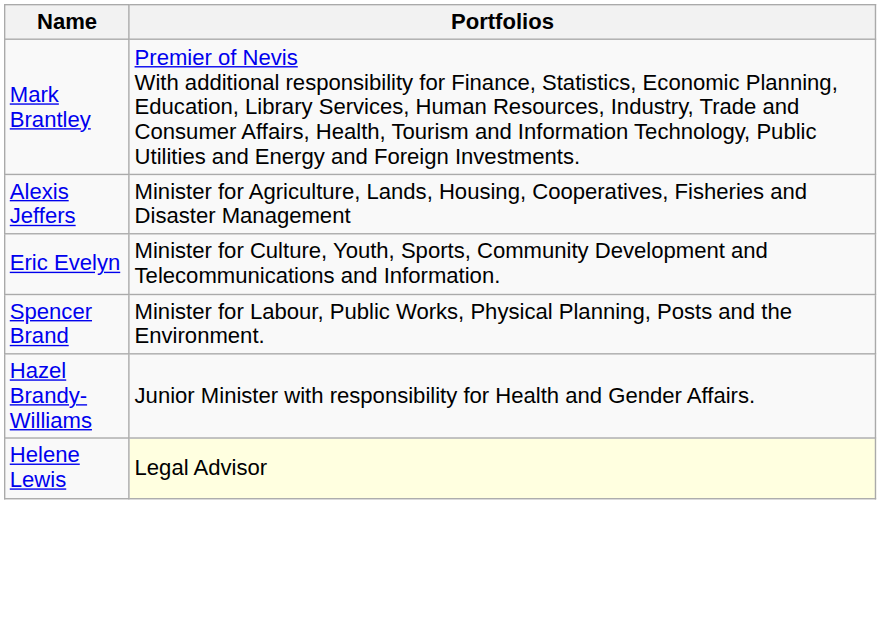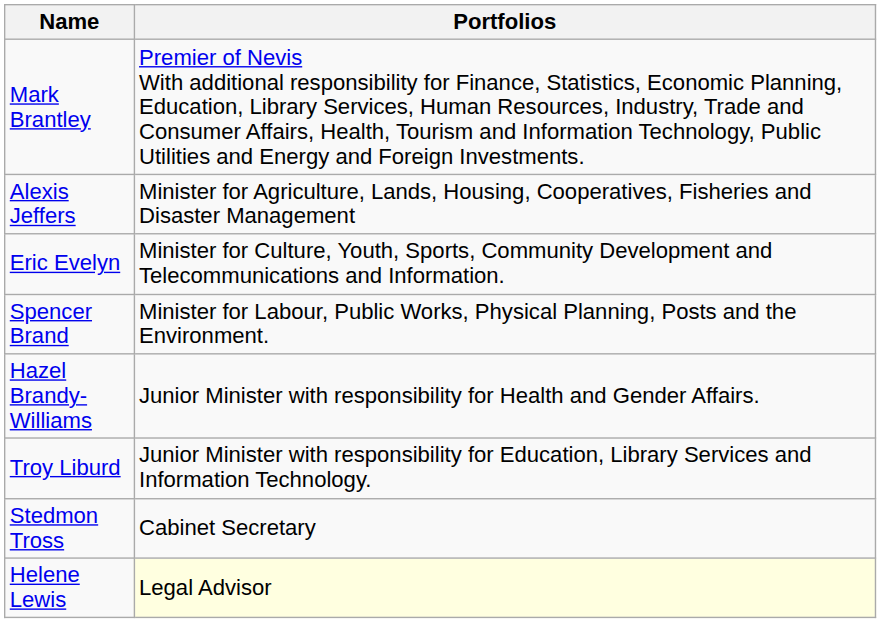+ row: (65, 468)
+ row: (54, 527)
